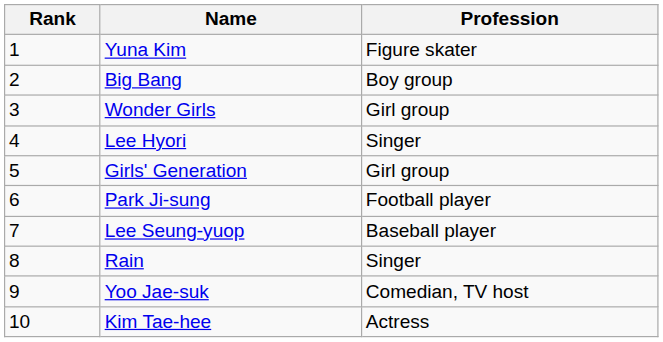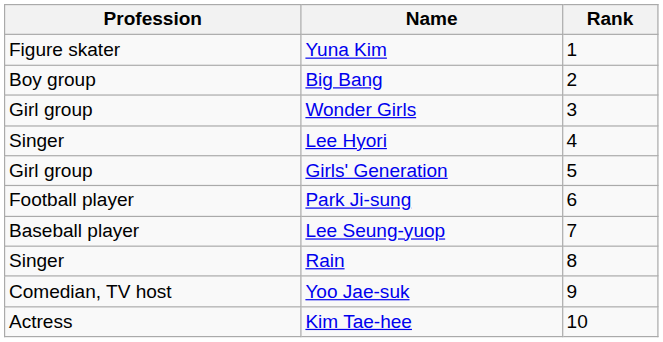columns swapped: (52, 19) <-> (510, 19)
